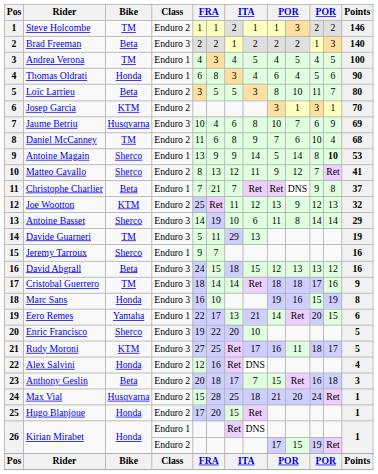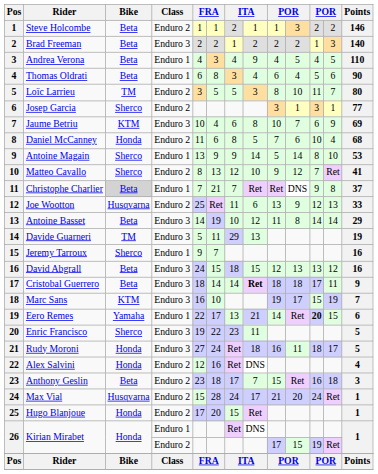(129, 28) TM -> (129, 28) Beta
(129, 60) TM -> (129, 60) Beta
(255, 60) 5 -> (255, 60) 9
(357, 60) 100 -> (357, 60) 110
(129, 76) Honda -> (129, 76) Beta
(129, 92) Beta -> (129, 92) TM
(129, 108) KTM -> (129, 108) Sherco
(357, 108) 70 -> (357, 108) 77
(129, 124) Husqvarna -> (129, 124) KTM
(129, 140) TM -> (129, 140) Honda
(255, 140) 9 -> (255, 140) 5
(333, 156) bold -> (333, 156) normal
(255, 172) 11 -> (255, 172) 10
(129, 188) no background -> (129, 188) lightgrey background
(129, 204) KTM -> (129, 204) Husqvarna
(255, 204) 12 -> (255, 204) 6
(357, 204) 32 -> (357, 204) 33
(129, 220) Sherco -> (129, 220) Beta
(255, 220) 6 -> (255, 220) 12
(129, 284) TM -> (129, 284) Beta
(255, 284) normal -> (255, 284) bold
(333, 284) 16 -> (333, 284) 11
(129, 300) Honda -> (129, 300) KTM
(297, 300) 16 -> (297, 300) 17
(357, 300) 8 -> (357, 300) 7
(317, 316) normal -> (317, 316) bold
(234, 332) 20 -> (234, 332) 23
(255, 332) 10 -> (255, 332) 11
(129, 348) KTM -> (129, 348) Honda
(216, 348) 25 -> (216, 348) 24
(255, 348) 17 -> (255, 348) 18
(200, 381) 20 -> (200, 381) 23
(234, 397) 25 -> (234, 397) 24
(255, 397) 18 -> (255, 397) 17
